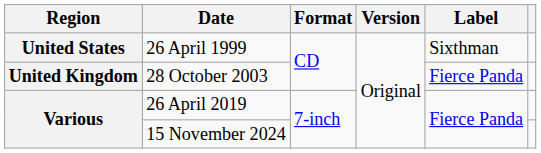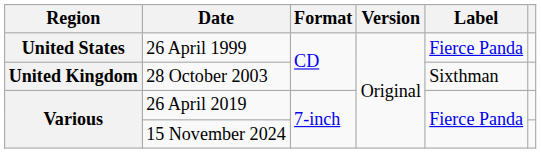(464, 47) Sixthman -> (476, 47) Fierce Panda
(476, 76) Fierce Panda -> (464, 76) Sixthman
